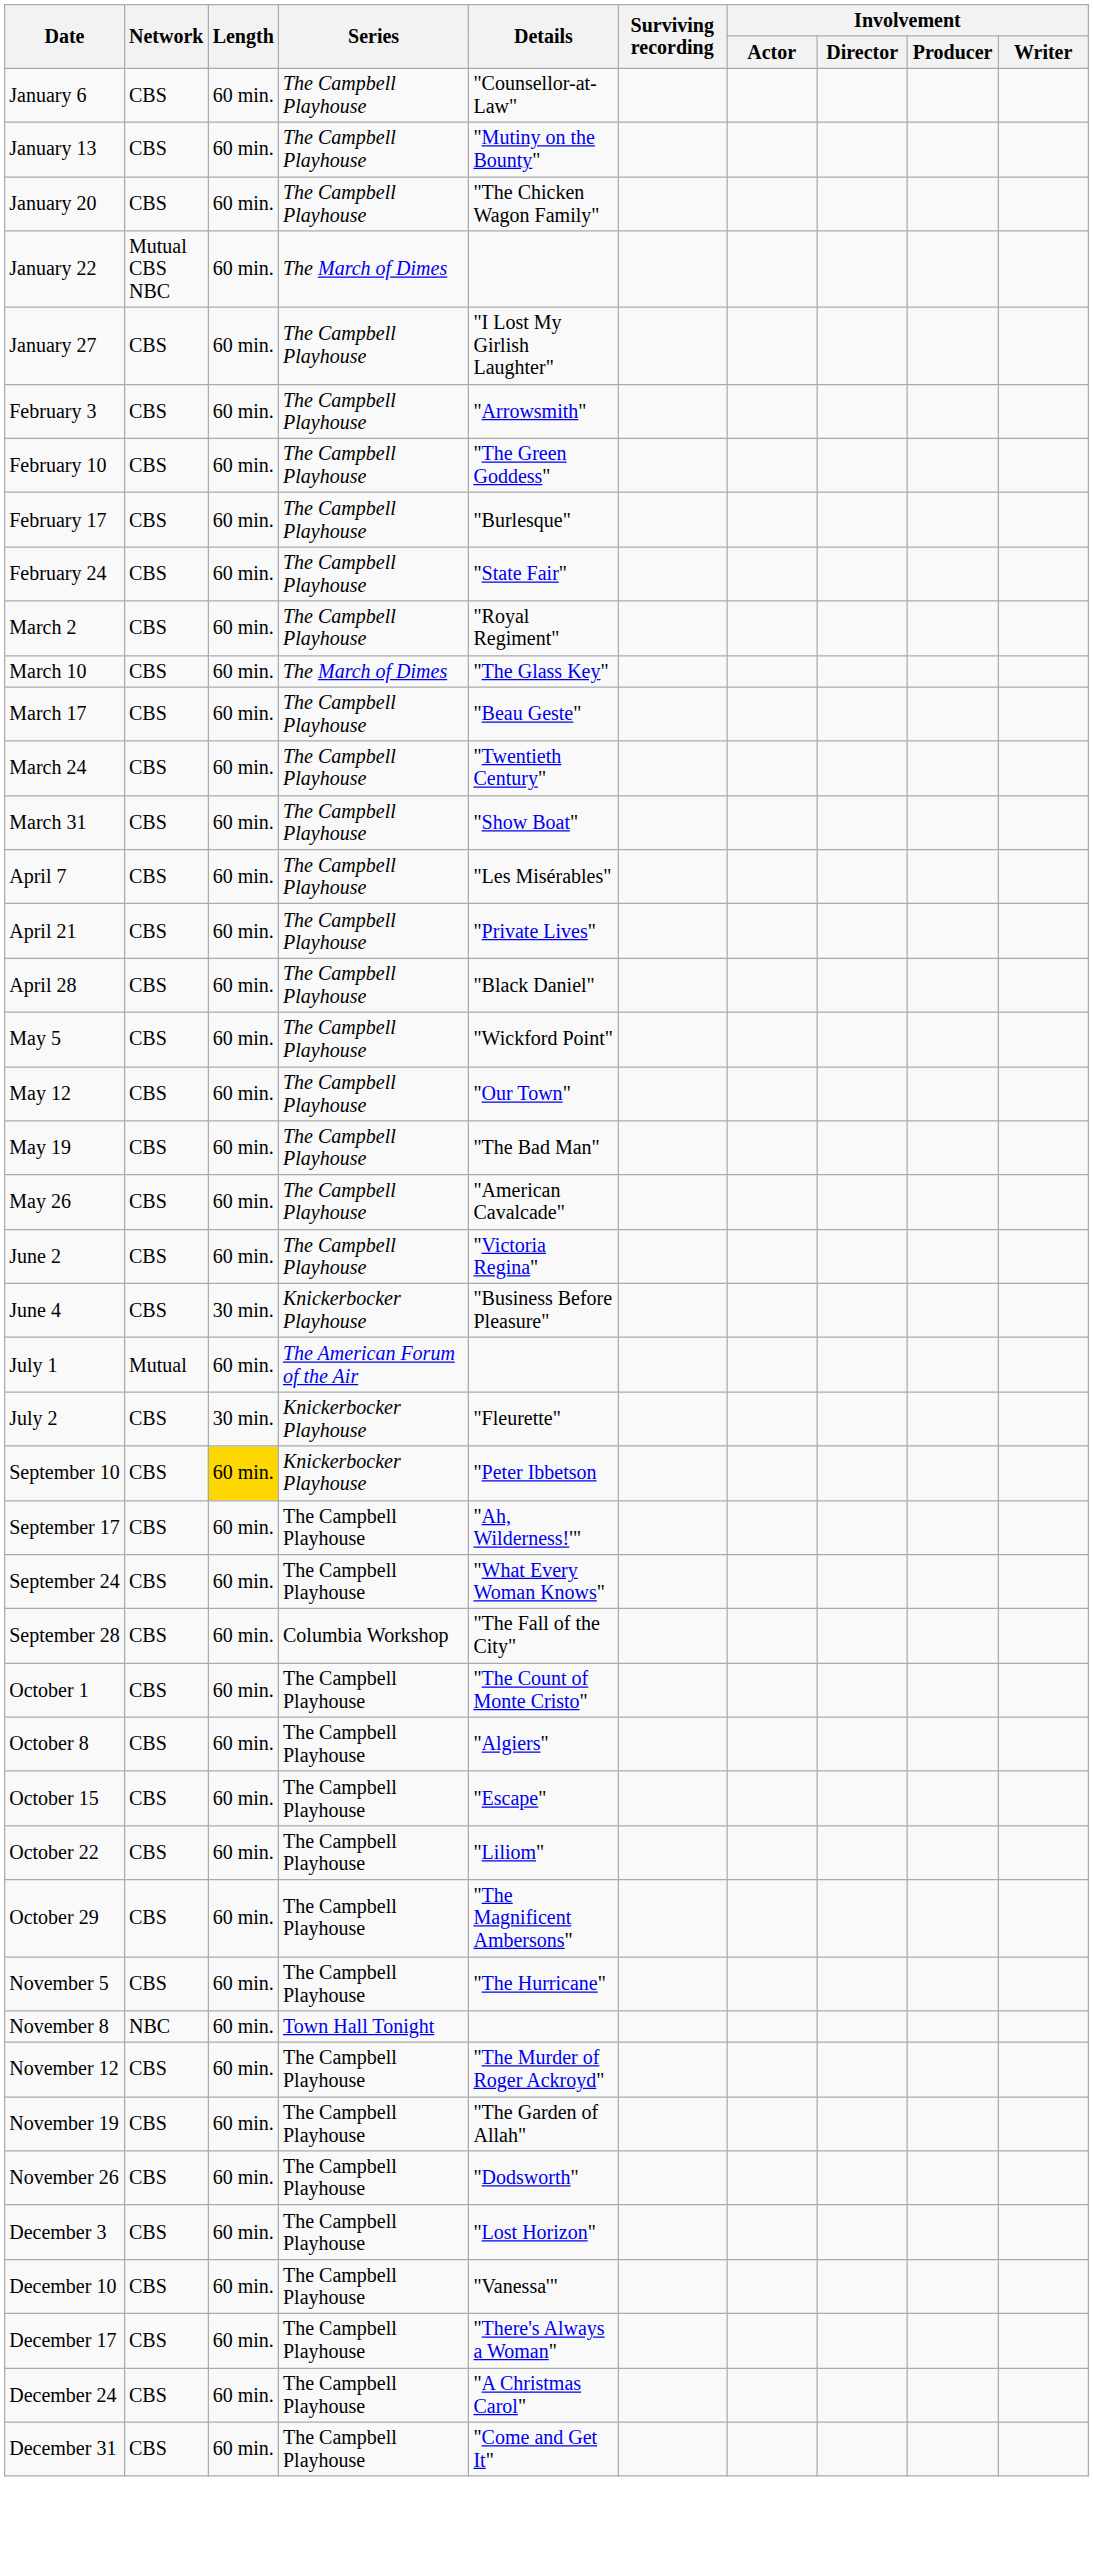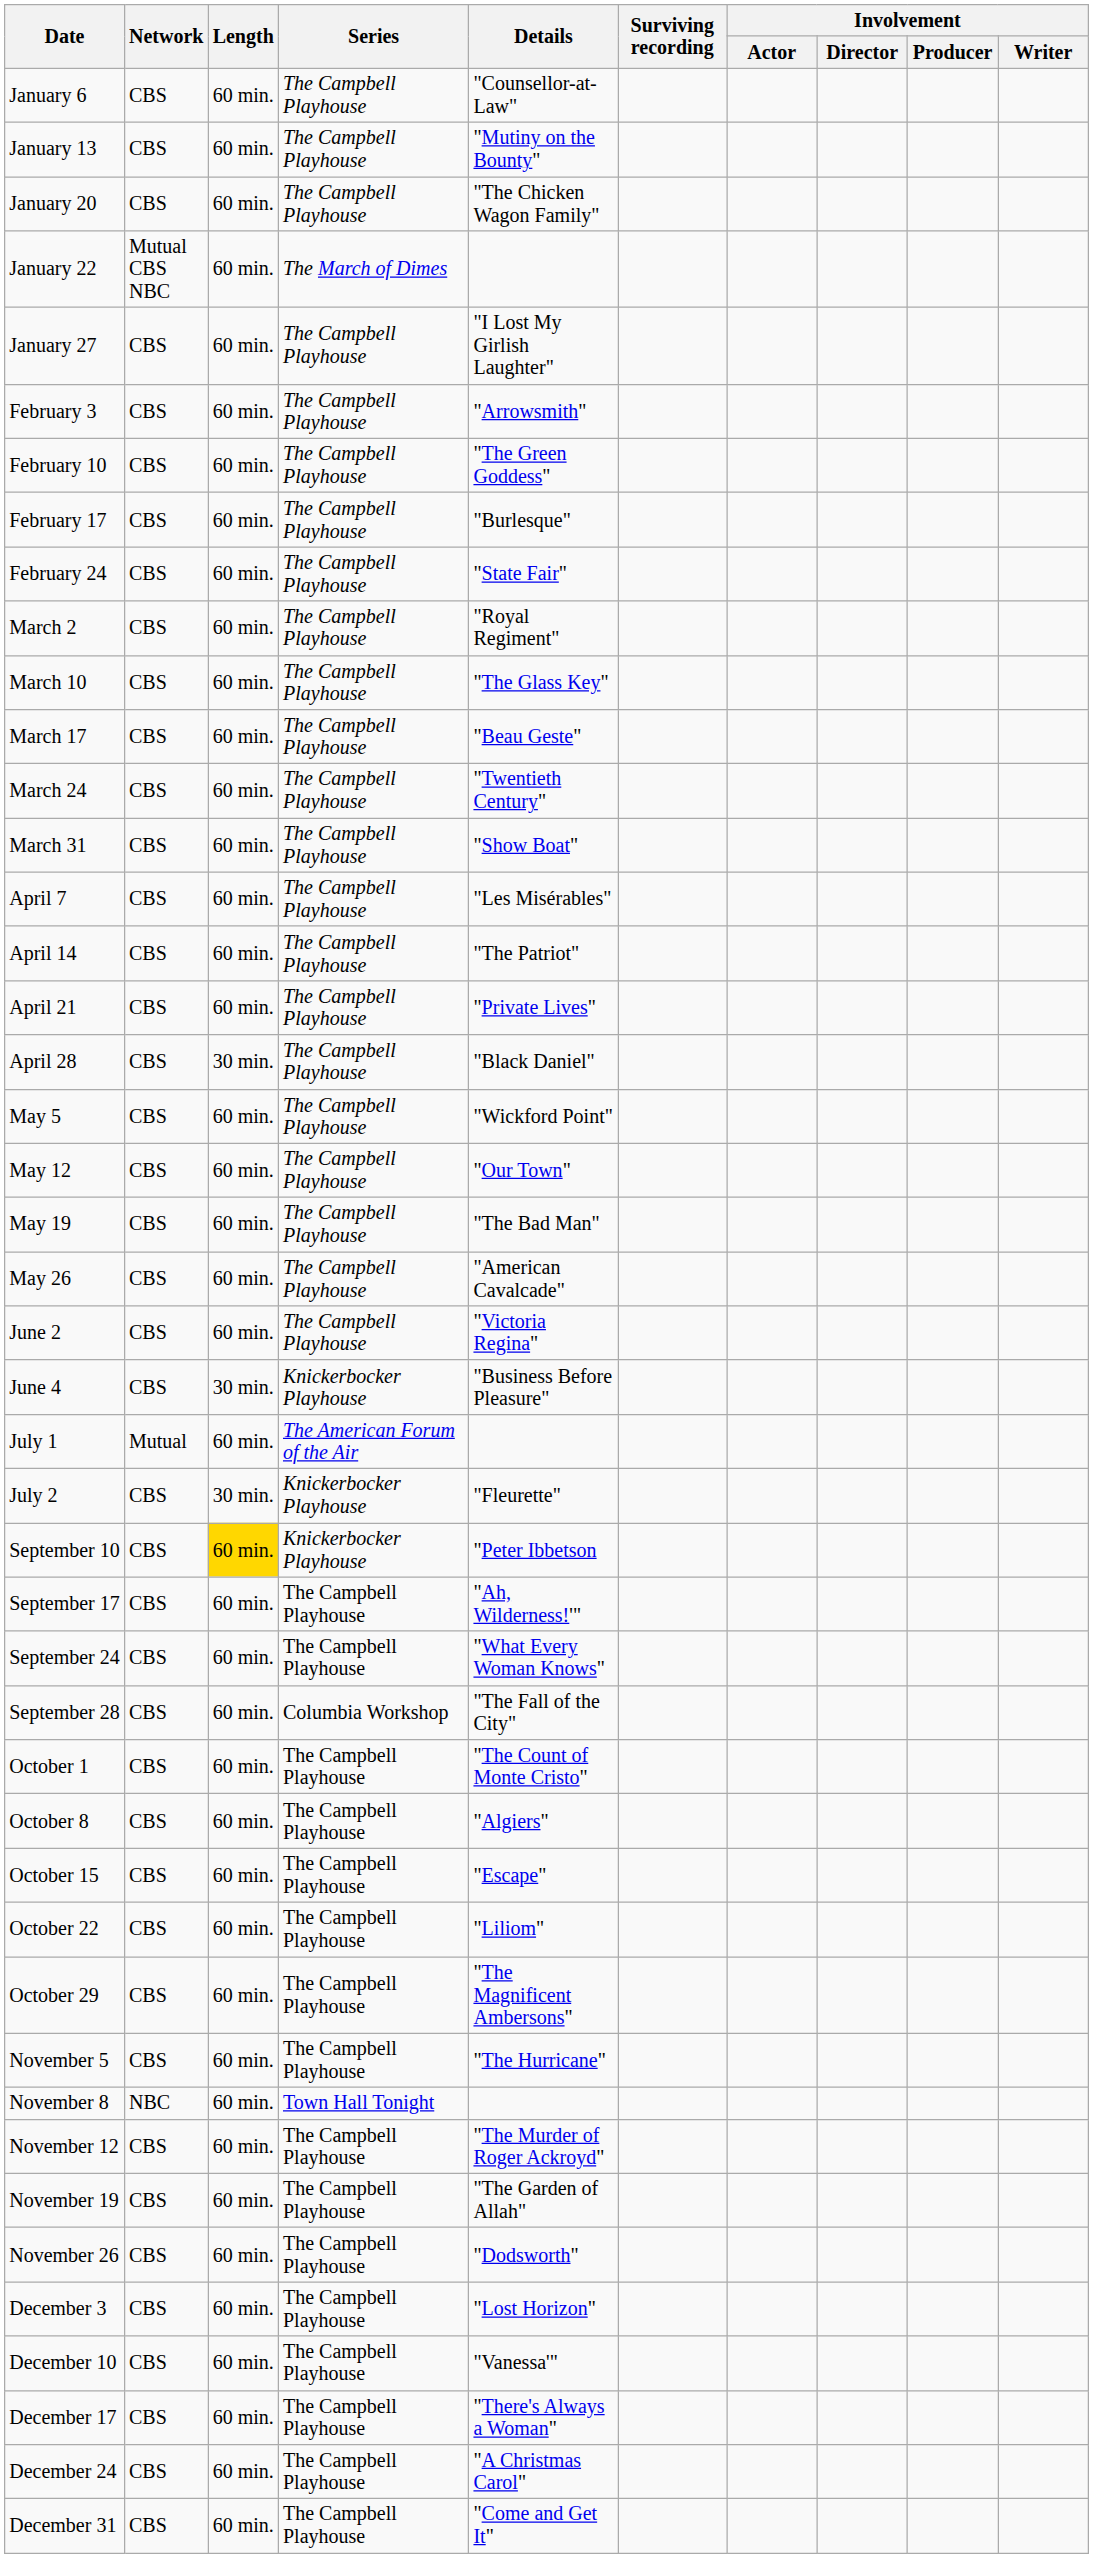(365, 670) The March of Dimes -> (339, 682) The Campbell Playhouse
+ row: (43, 953)
(243, 985) 60 min. -> (243, 1061) 30 min.
